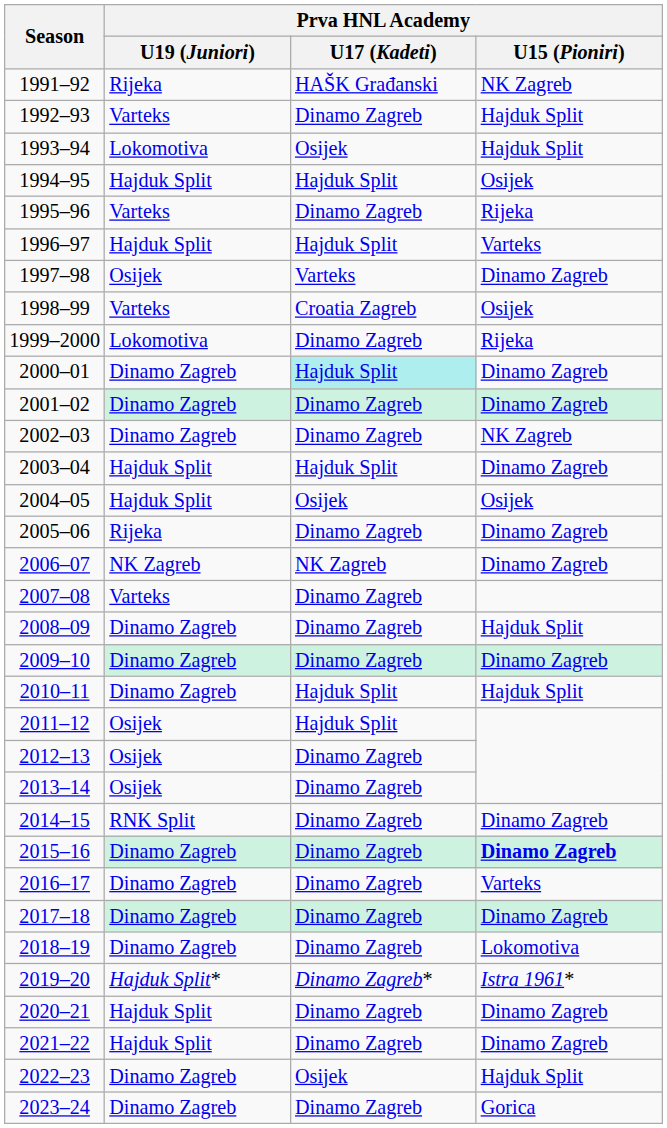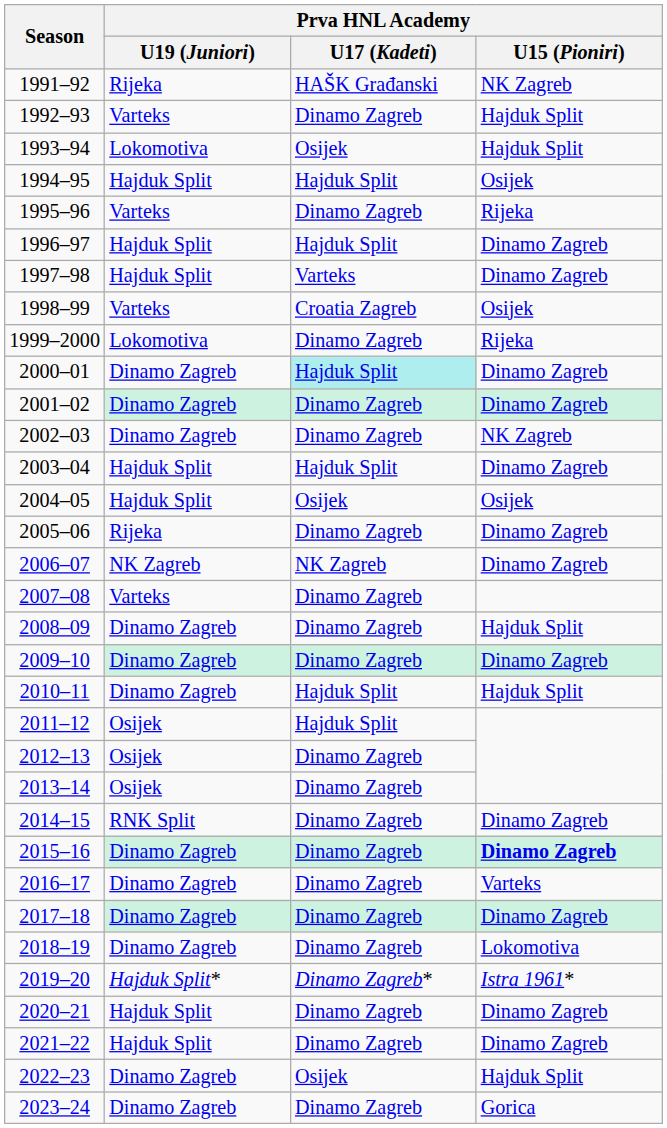(511, 244) Varteks -> (544, 244) Dinamo Zagreb
(136, 276) Osijek -> (161, 276) Hajduk Split
